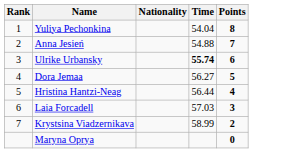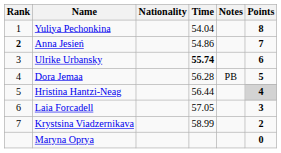+ column: (231, 12)
(18, 44) normal -> (18, 44) bold
(203, 44) 54.88 -> (203, 44) 54.86
(203, 76) 56.27 -> (203, 76) 56.28
(232, 92) no background -> (261, 92) lightgrey background
(203, 108) 57.03 -> (203, 108) 57.05
